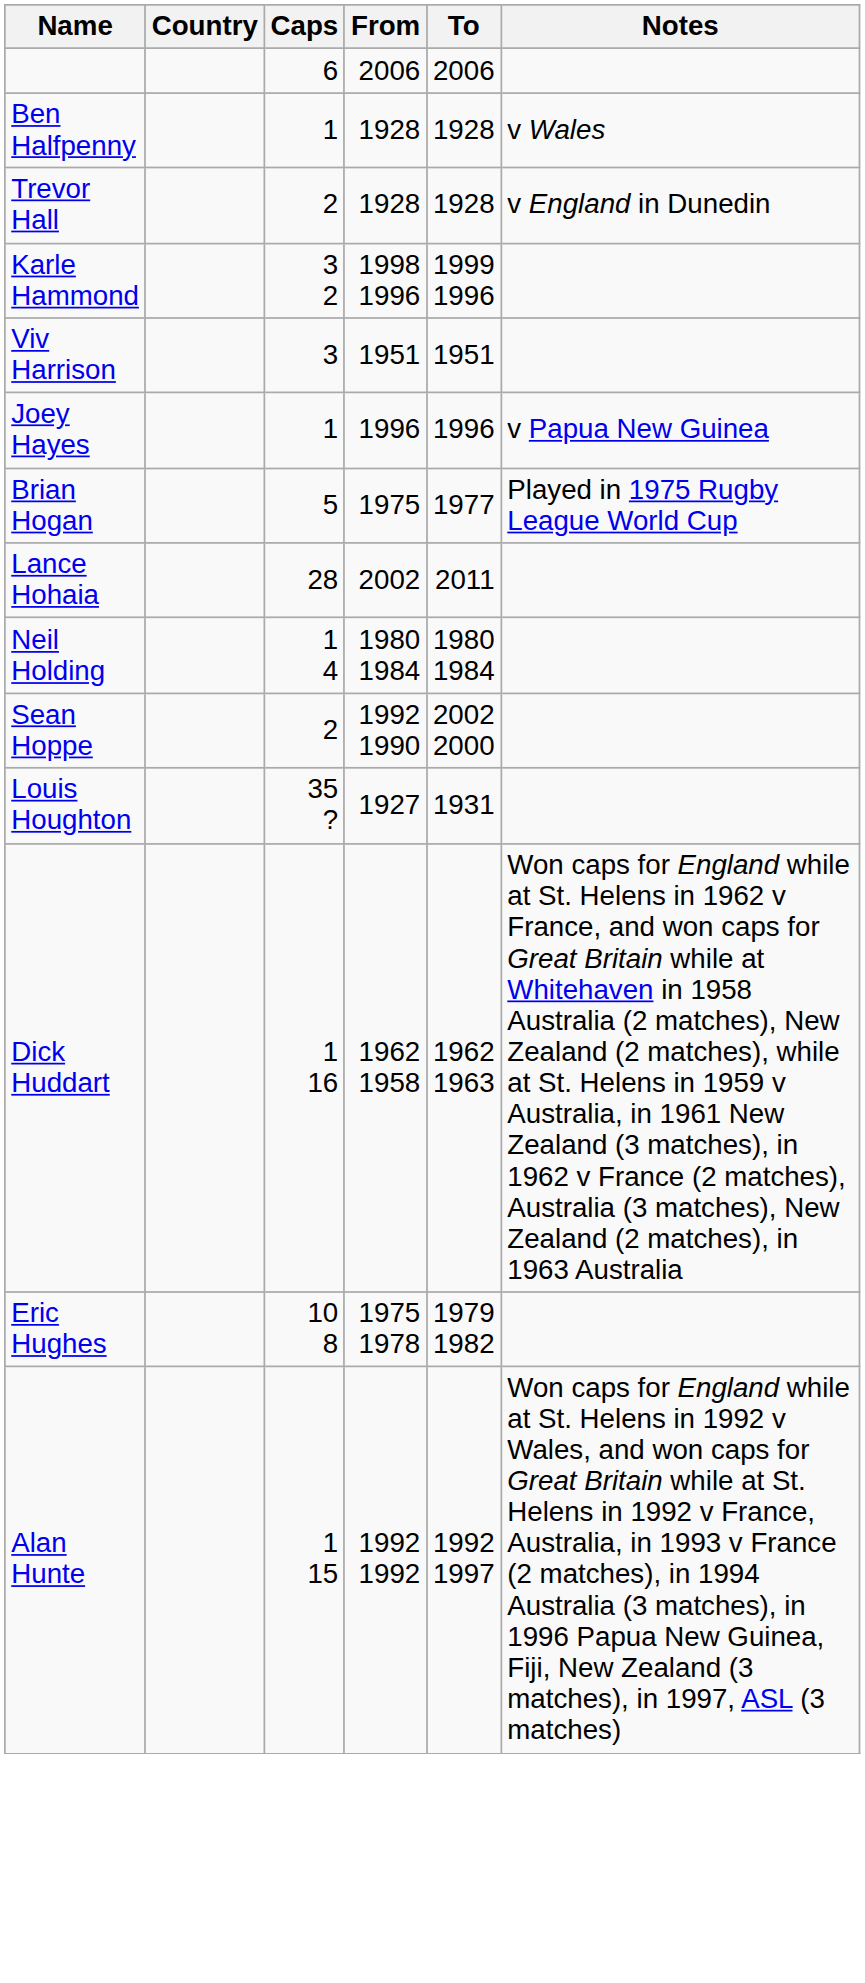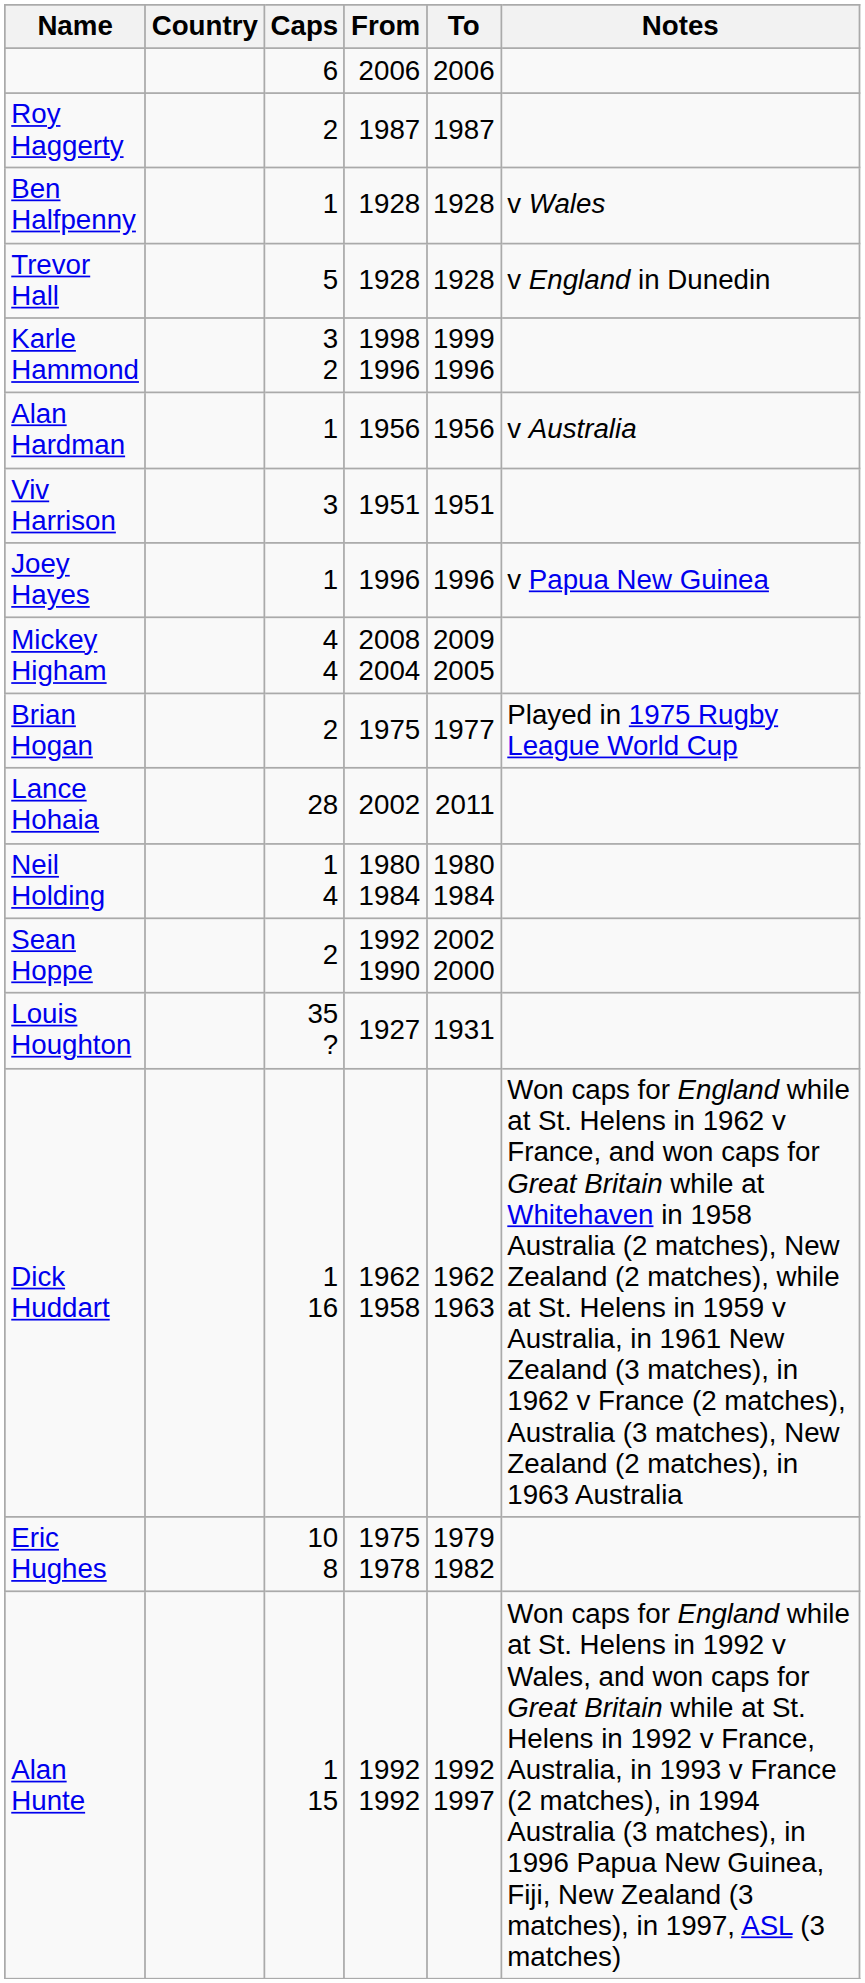+ row: (67, 129)
(331, 204) 2 -> (331, 279) 5
+ row: (68, 429)
+ row: (59, 655)
(331, 505) 5 -> (331, 730) 2
